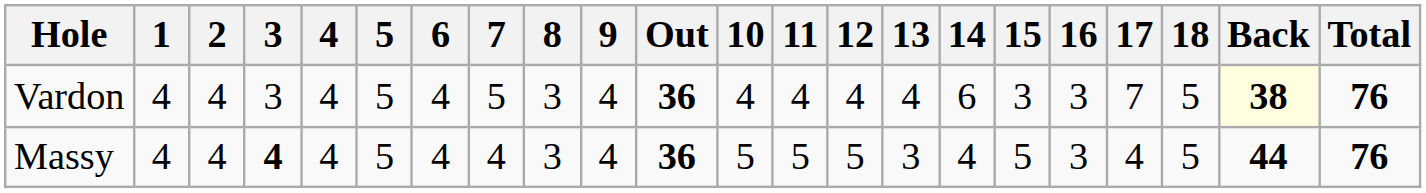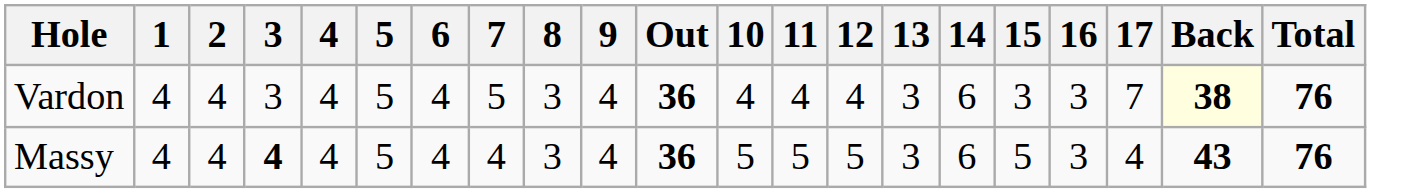- column: (1190, 34)
(911, 95) 4 -> (911, 95) 3
(967, 156) 4 -> (967, 156) 6
(1268, 156) 44 -> (1213, 156) 43
